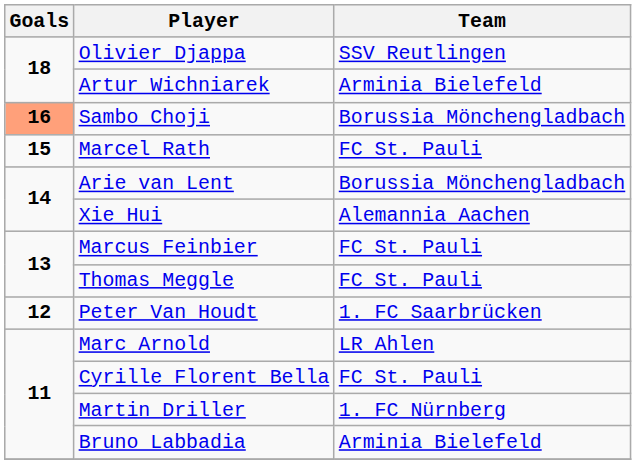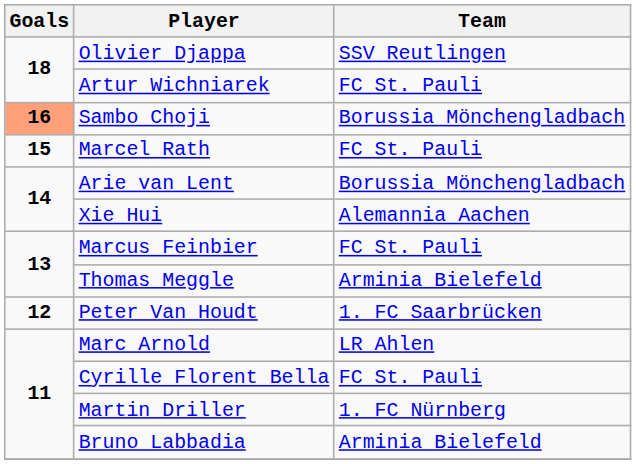(440, 86) Arminia Bielefeld -> (410, 86) FC St. Pauli
(410, 280) FC St. Pauli -> (440, 280) Arminia Bielefeld
